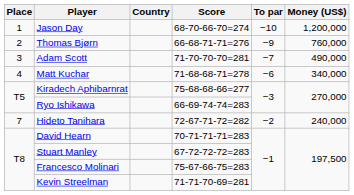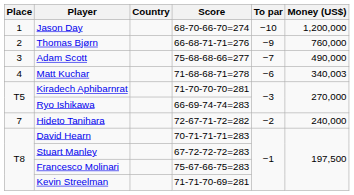(212, 58) 71-70-70-70=281 -> (212, 58) 75-68-68-66=277
(329, 74) 340,000 -> (329, 74) 340,003
(212, 89) 75-68-68-66=277 -> (212, 89) 71-70-70-70=281
